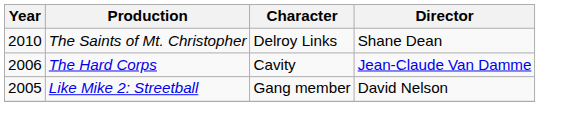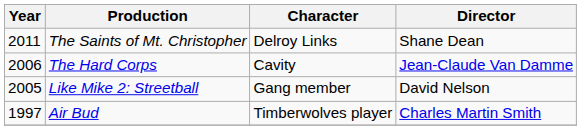(25, 40) 2010 -> (24, 40) 2011
+ row: (74, 112)
